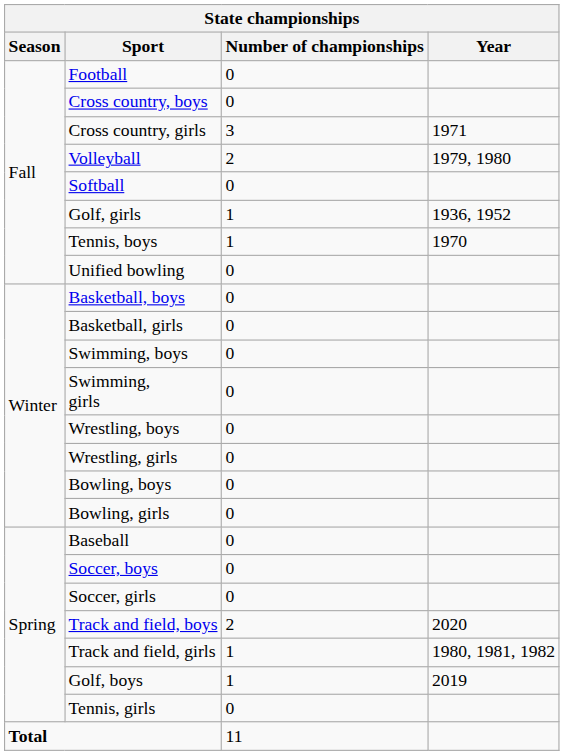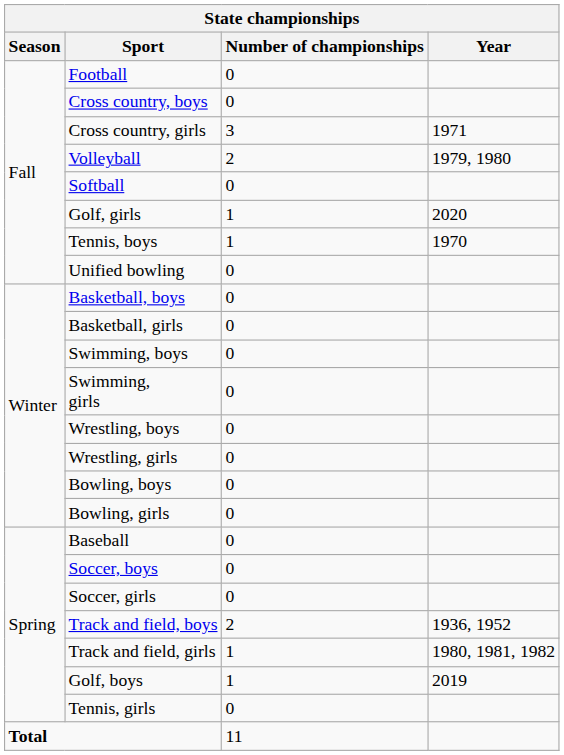(472, 213) 1936, 1952 -> (450, 213) 2020
(450, 624) 2020 -> (472, 624) 1936, 1952
